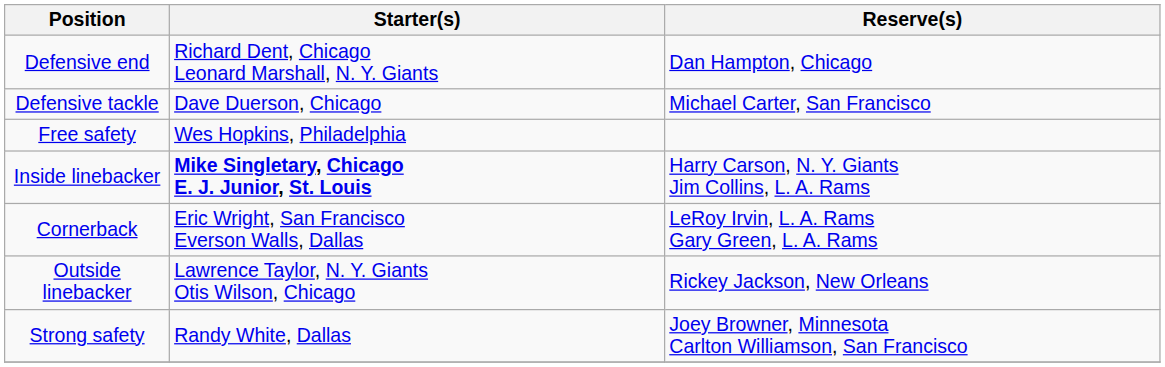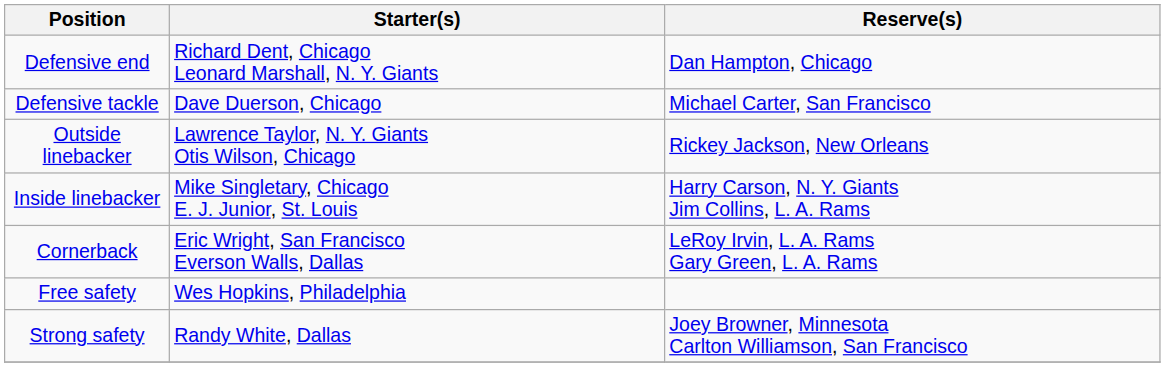rows swapped: (87, 282) <-> (87, 134)
(289, 176) bold -> (281, 198) normal
